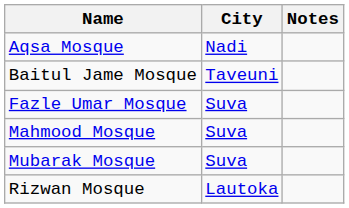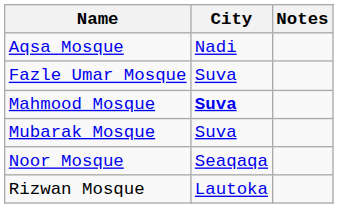- row: (103, 76)
(226, 132) normal -> (216, 104) bold
+ row: (66, 161)
